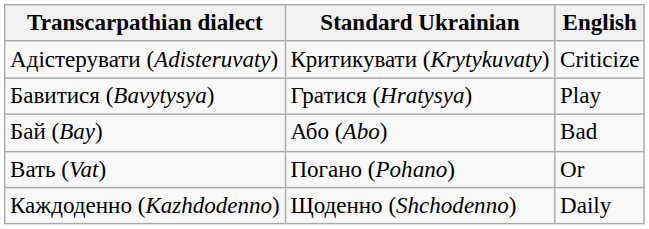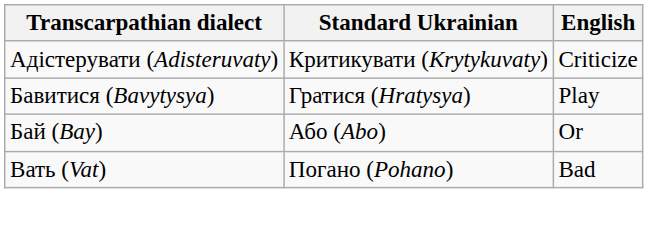(579, 132) Bad -> (571, 132) Or
(572, 168) Or -> (577, 168) Bad
- row: (145, 205)
